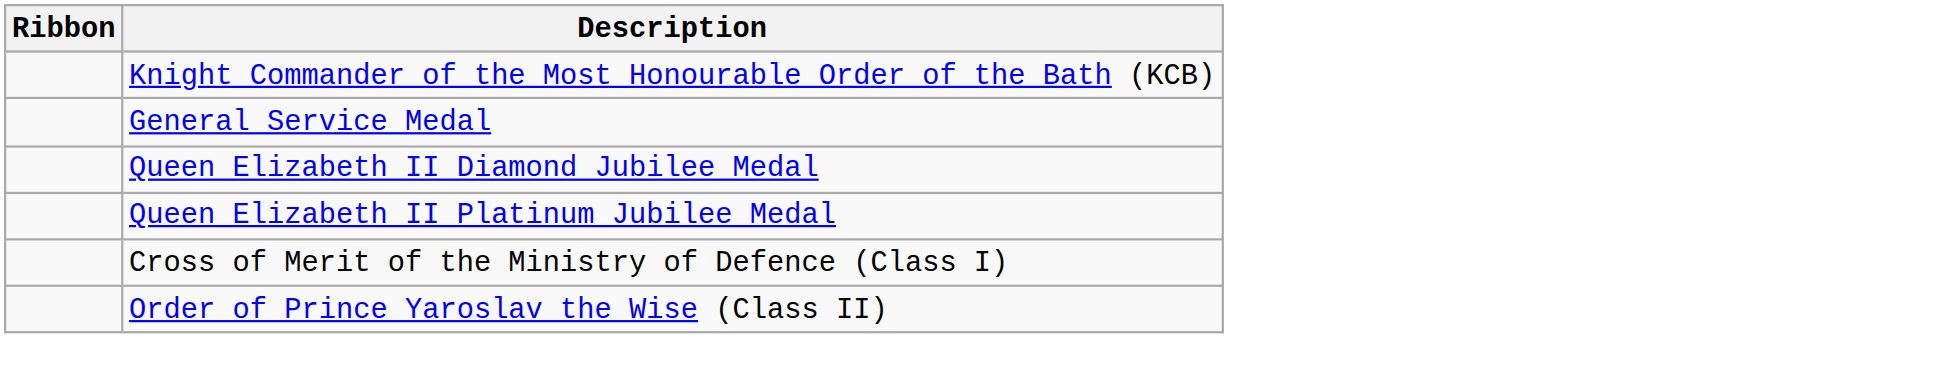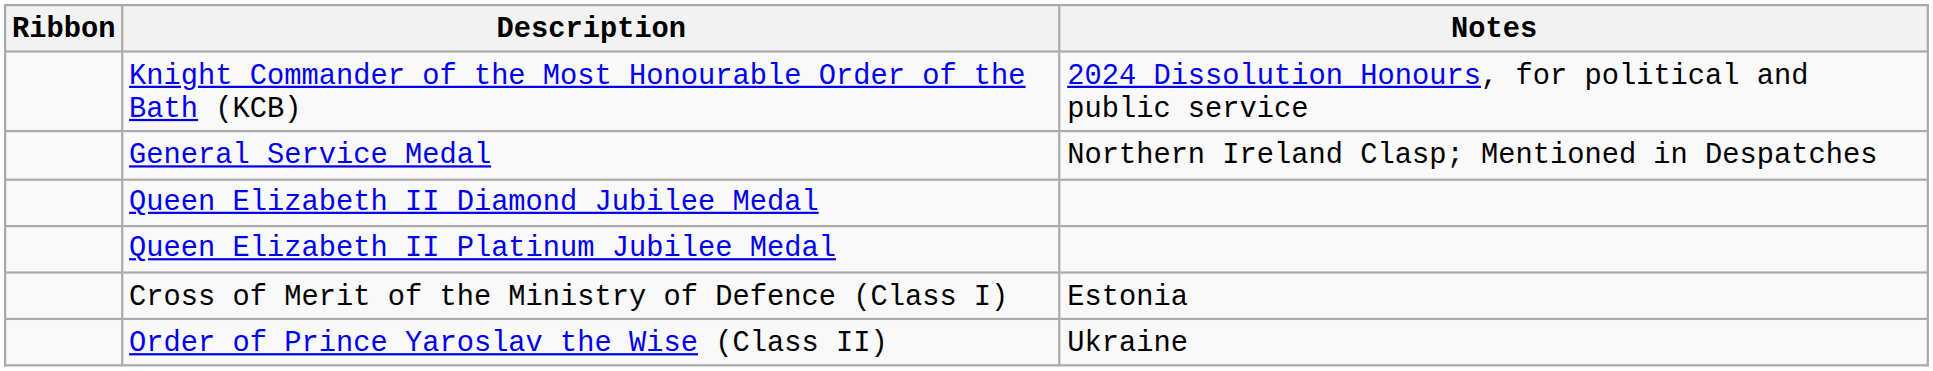+ column: (1494, 29)
